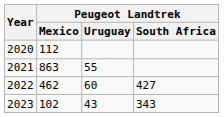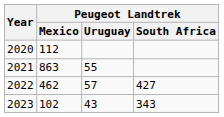(91, 85) 60 -> (91, 85) 57
